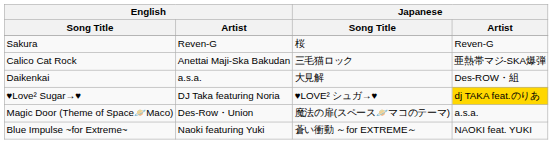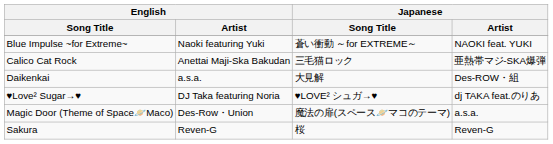rows swapped: (67, 130) <-> (22, 44)
(497, 95) gold background -> (497, 95) no background
